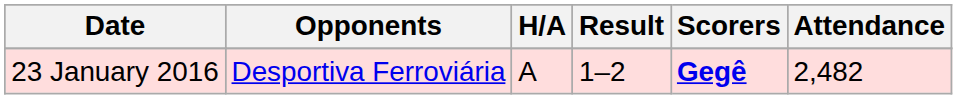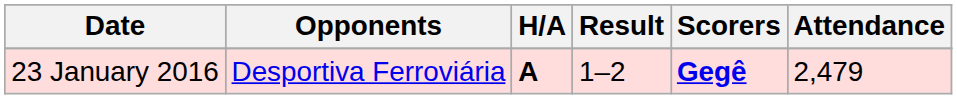(528, 70) normal -> (528, 70) bold
(828, 70) 2,482 -> (828, 70) 2,479
